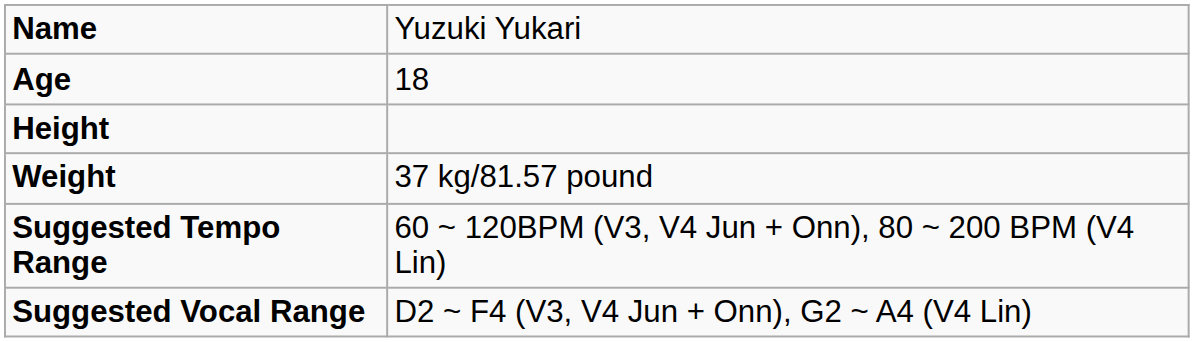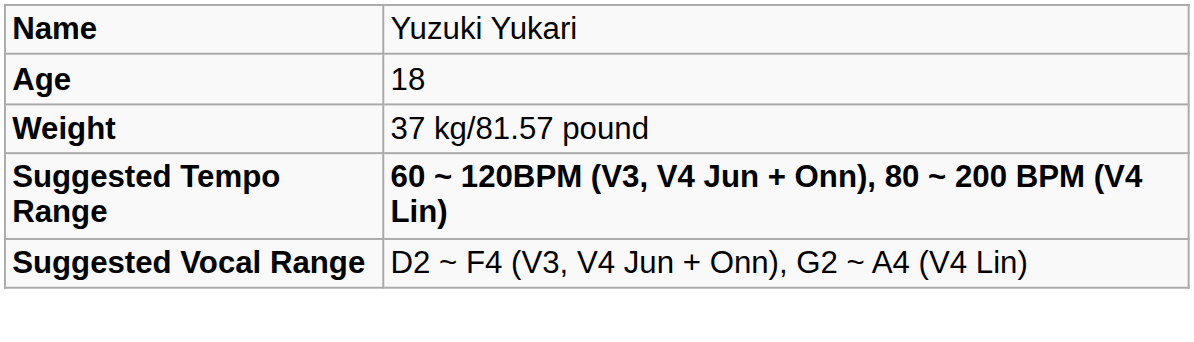- row: (61, 128)
(764, 244) normal -> (766, 195) bold
